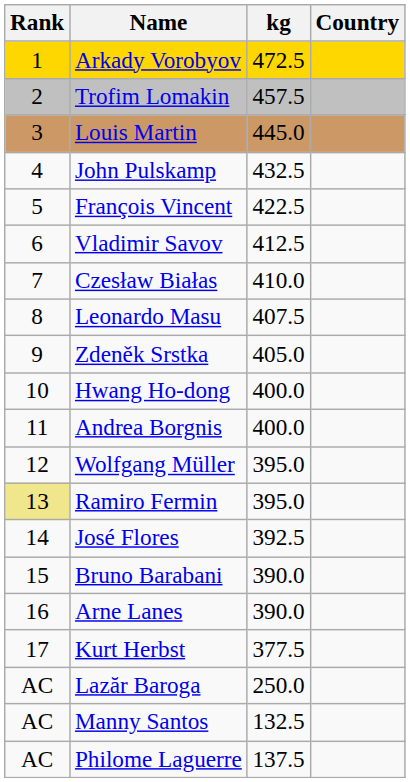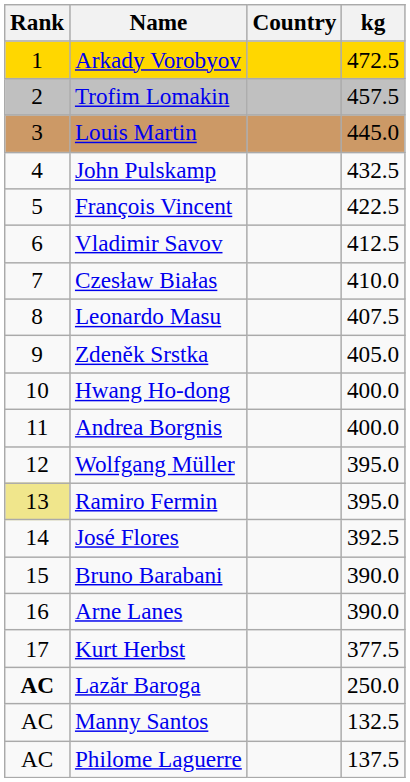columns swapped: (357, 22) <-> (279, 22)
(37, 685) normal -> (37, 685) bold
